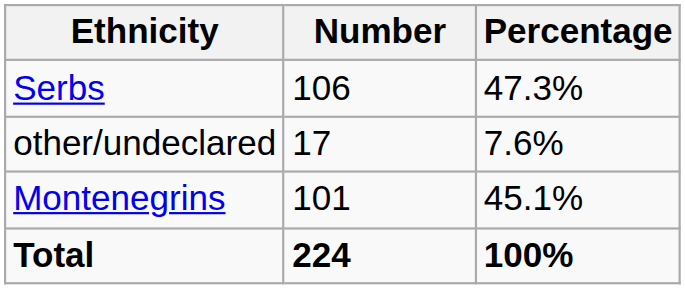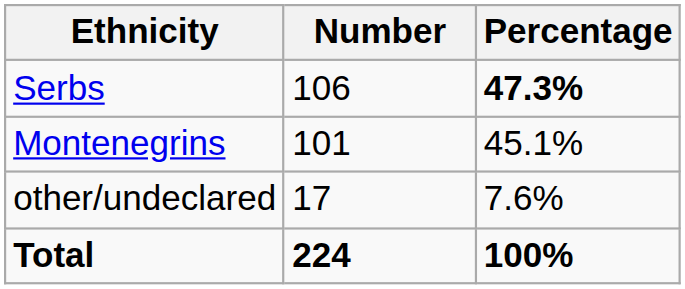(533, 87) normal -> (533, 87) bold
rows swapped: (119, 198) <-> (145, 143)
